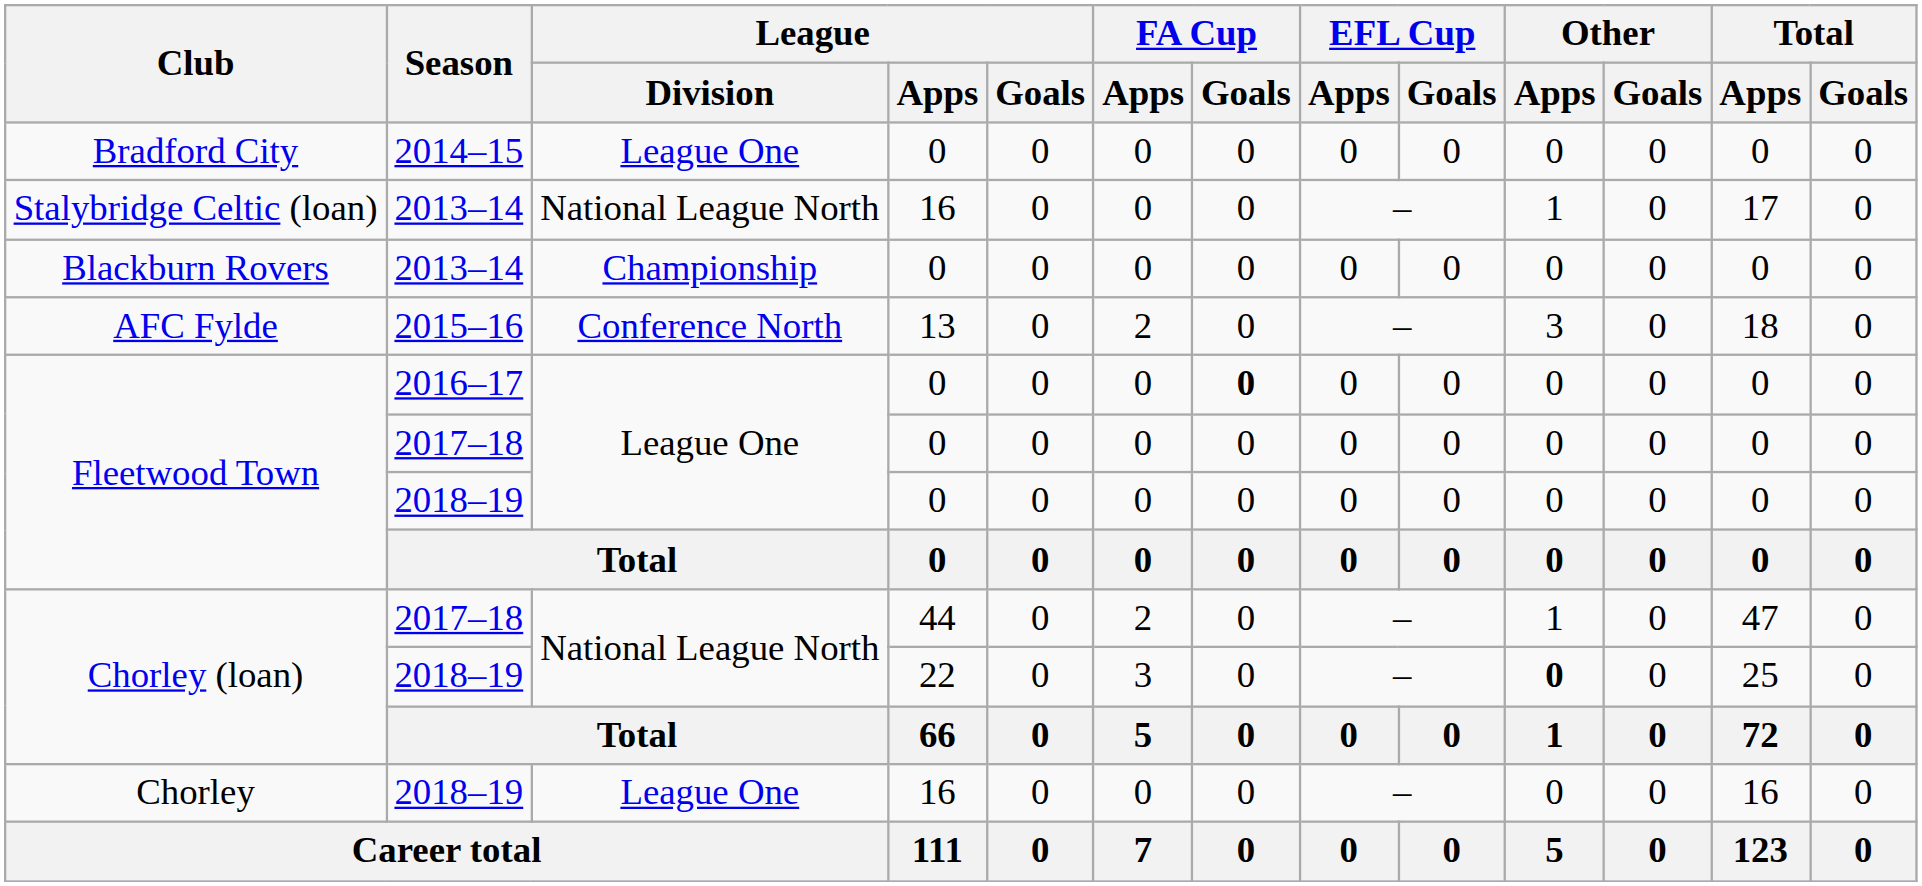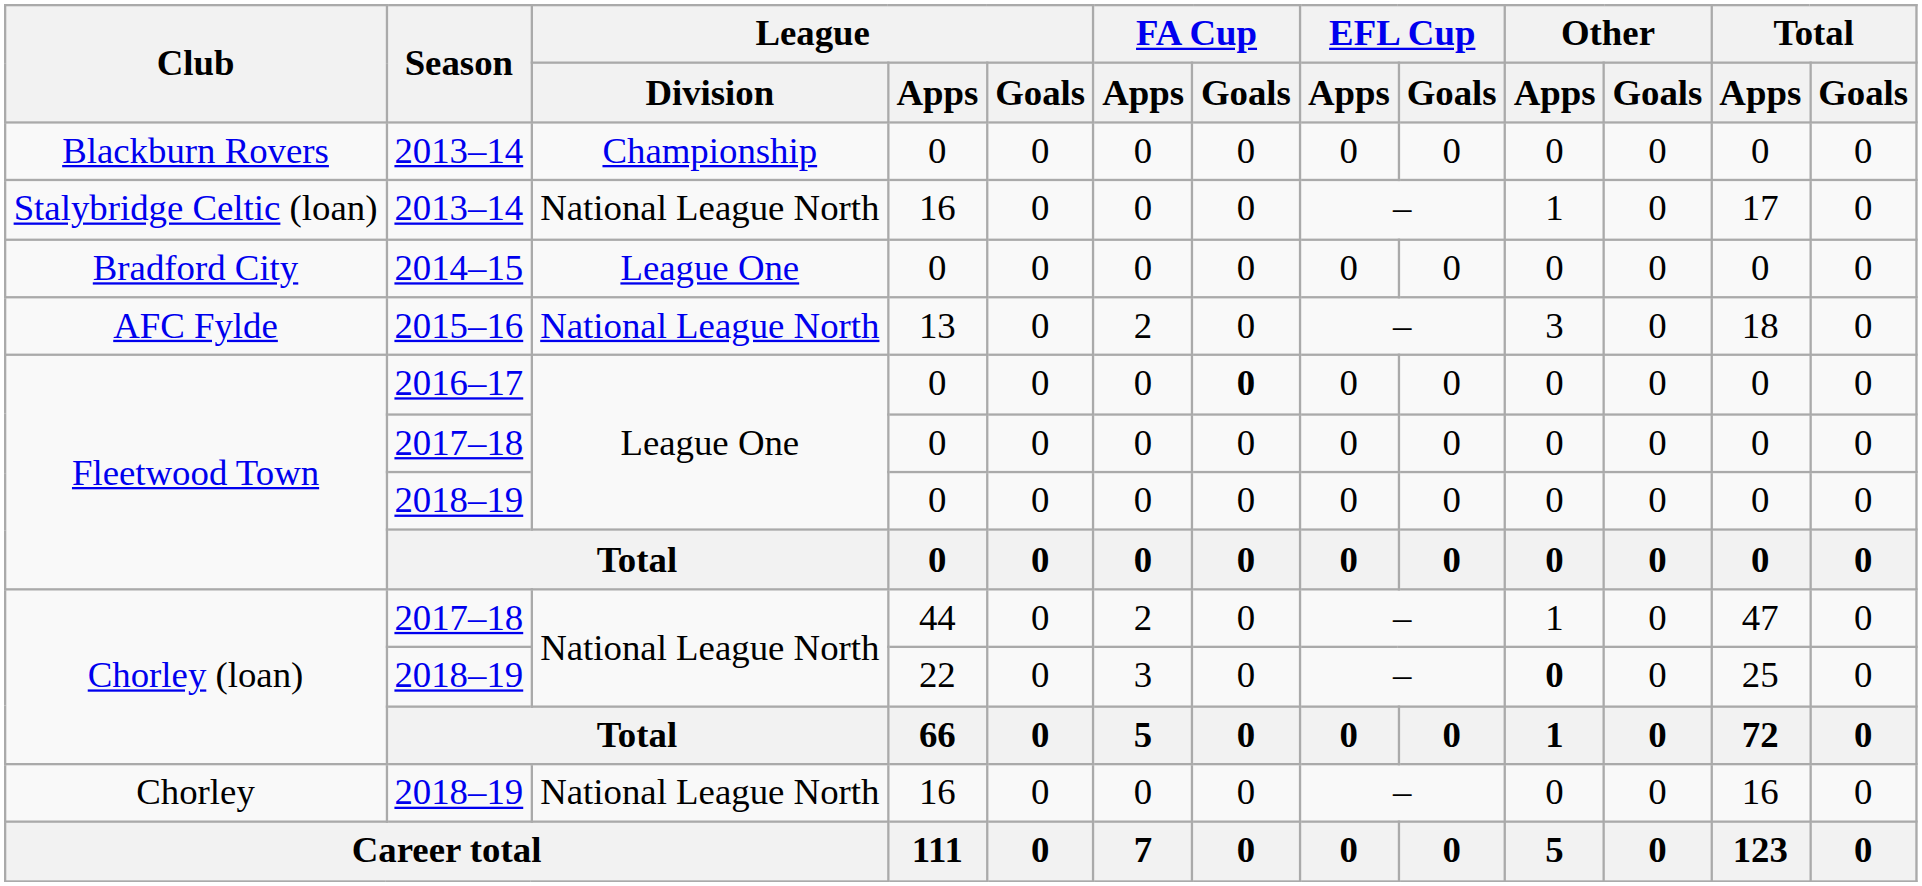rows swapped: (196, 267) <-> (196, 150)
(710, 325) Conference North -> (710, 325) National League North
(710, 792) League One -> (710, 792) National League North
